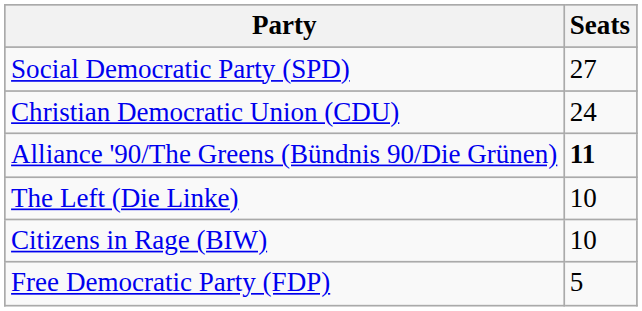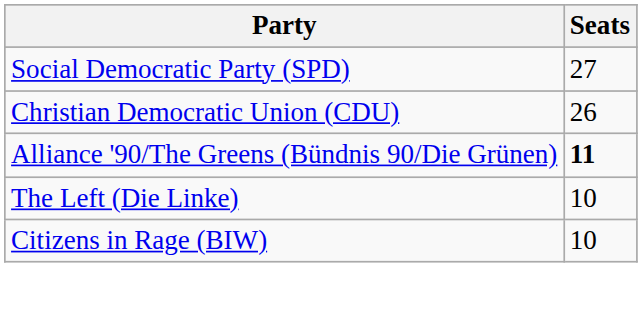(583, 111) 24 -> (583, 111) 26
- row: (171, 283)
